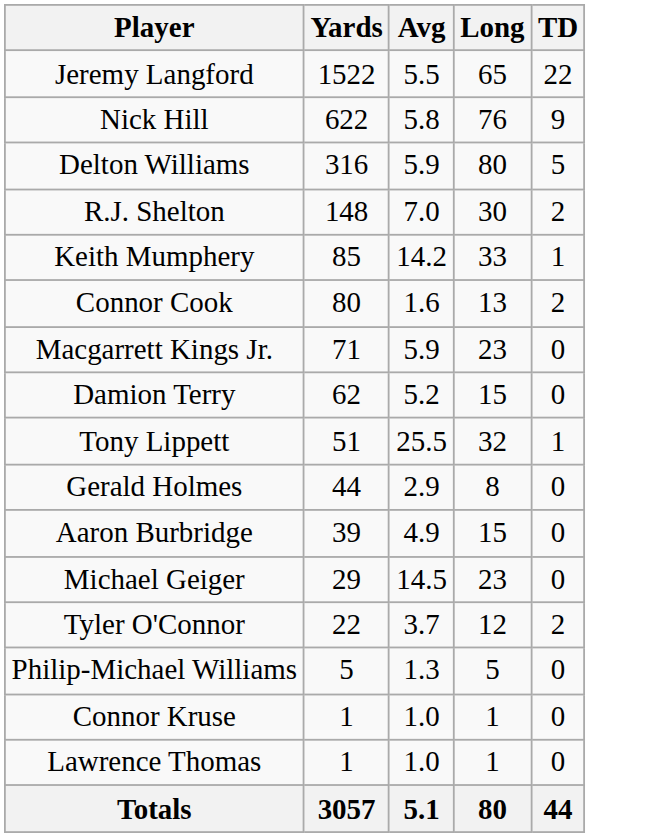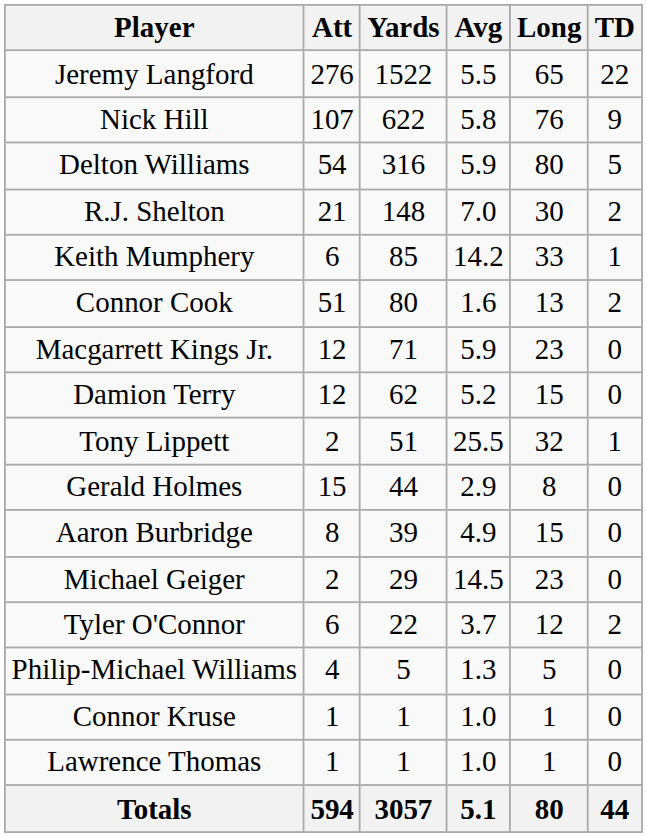+ column: (332, 27)
